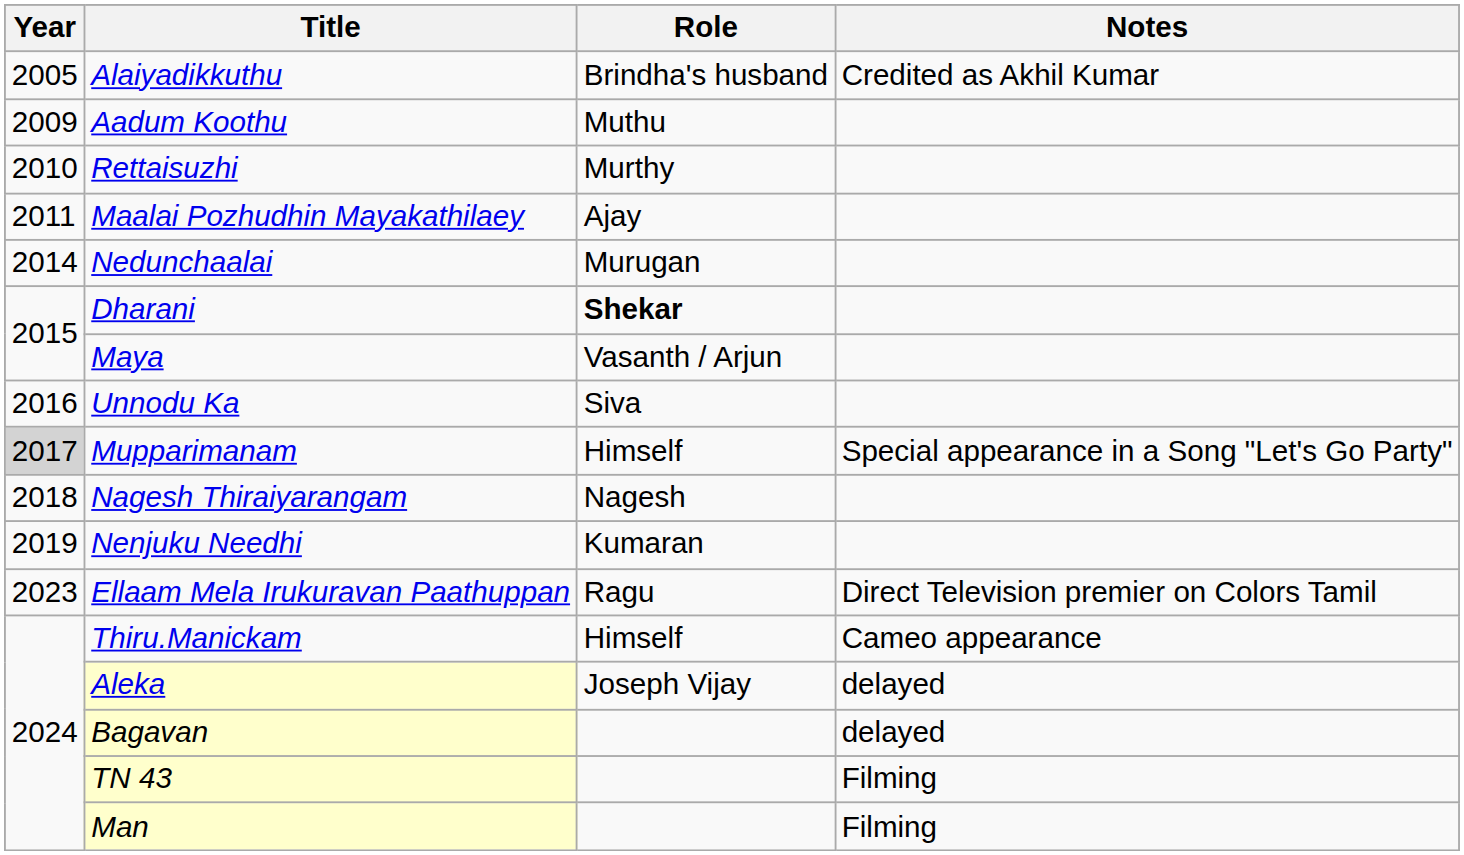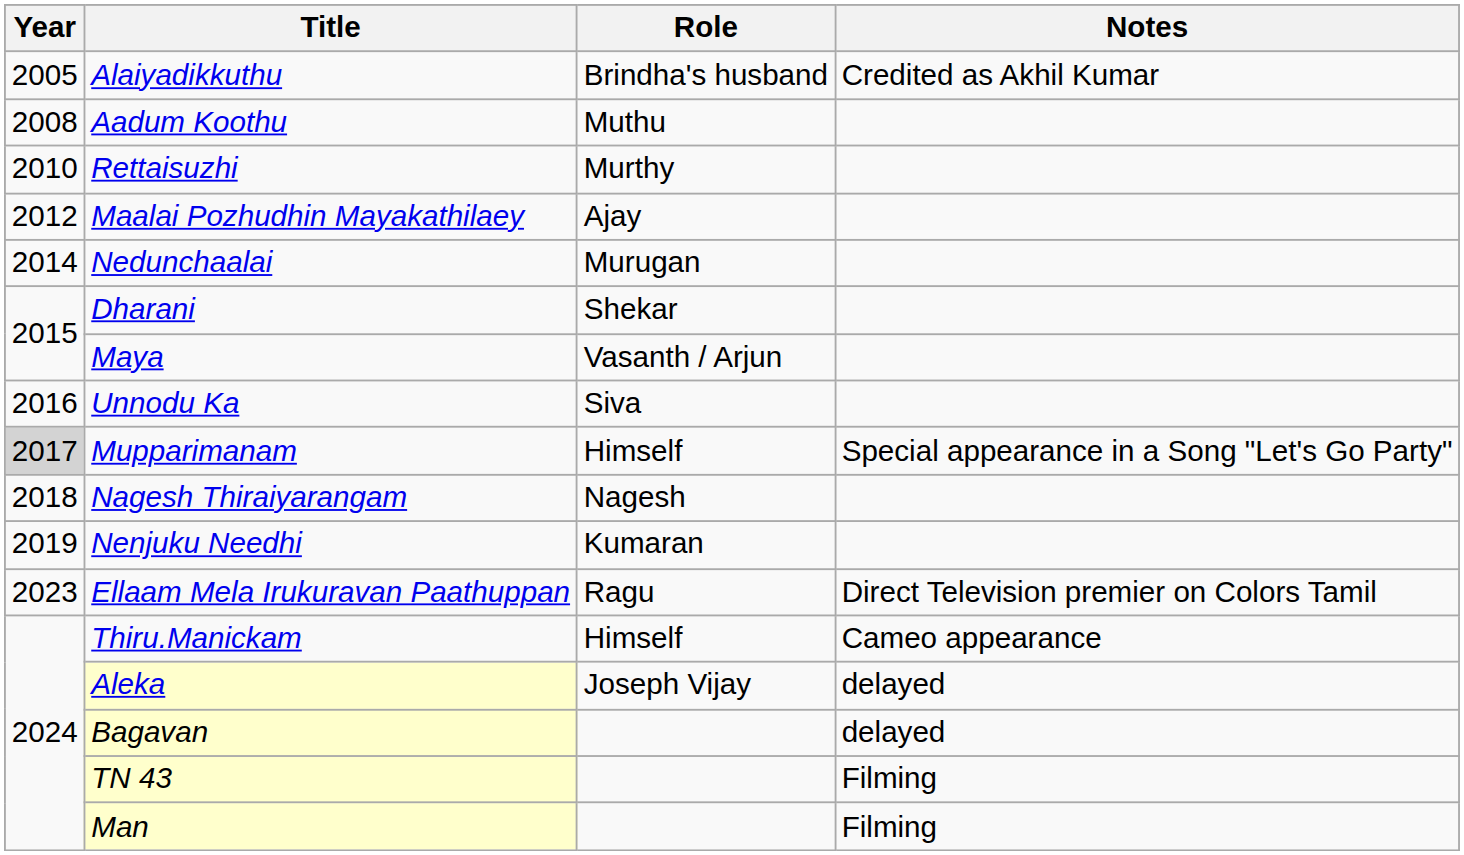(45, 121) 2009 -> (45, 121) 2008
(44, 215) 2011 -> (45, 215) 2012
(633, 309) bold -> (631, 309) normal
